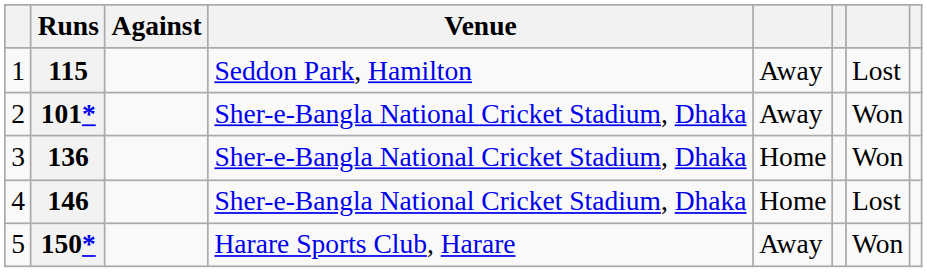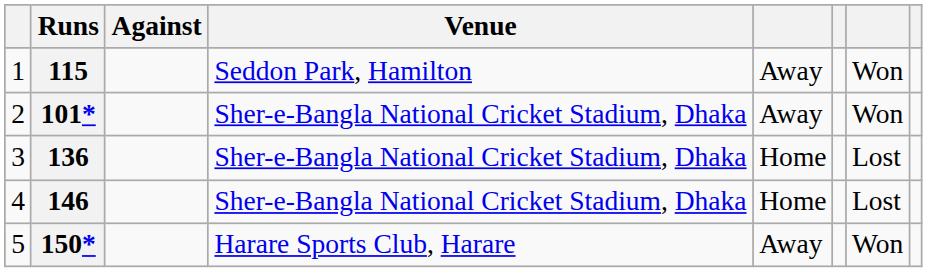(876, 69) Lost -> (878, 69) Won
(878, 157) Won -> (876, 157) Lost
